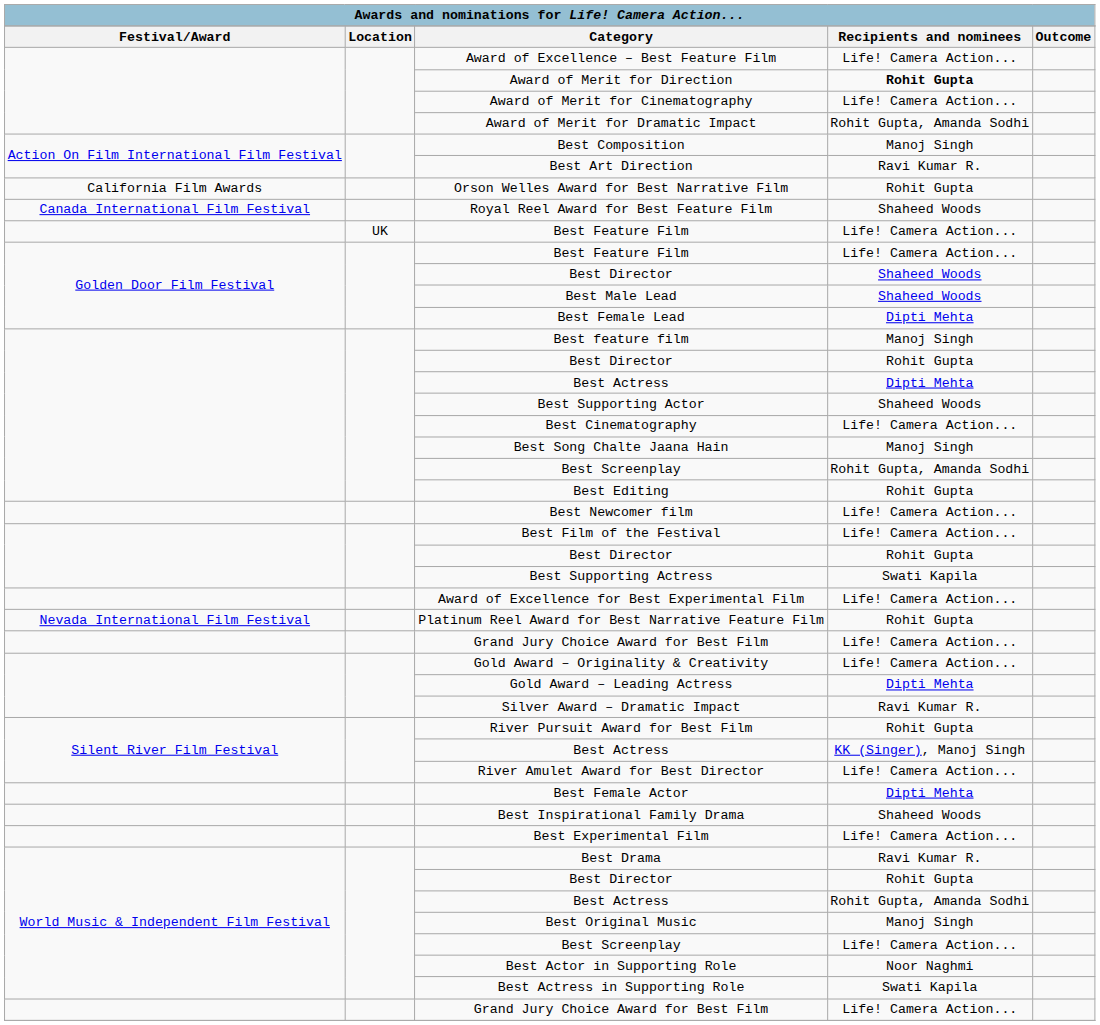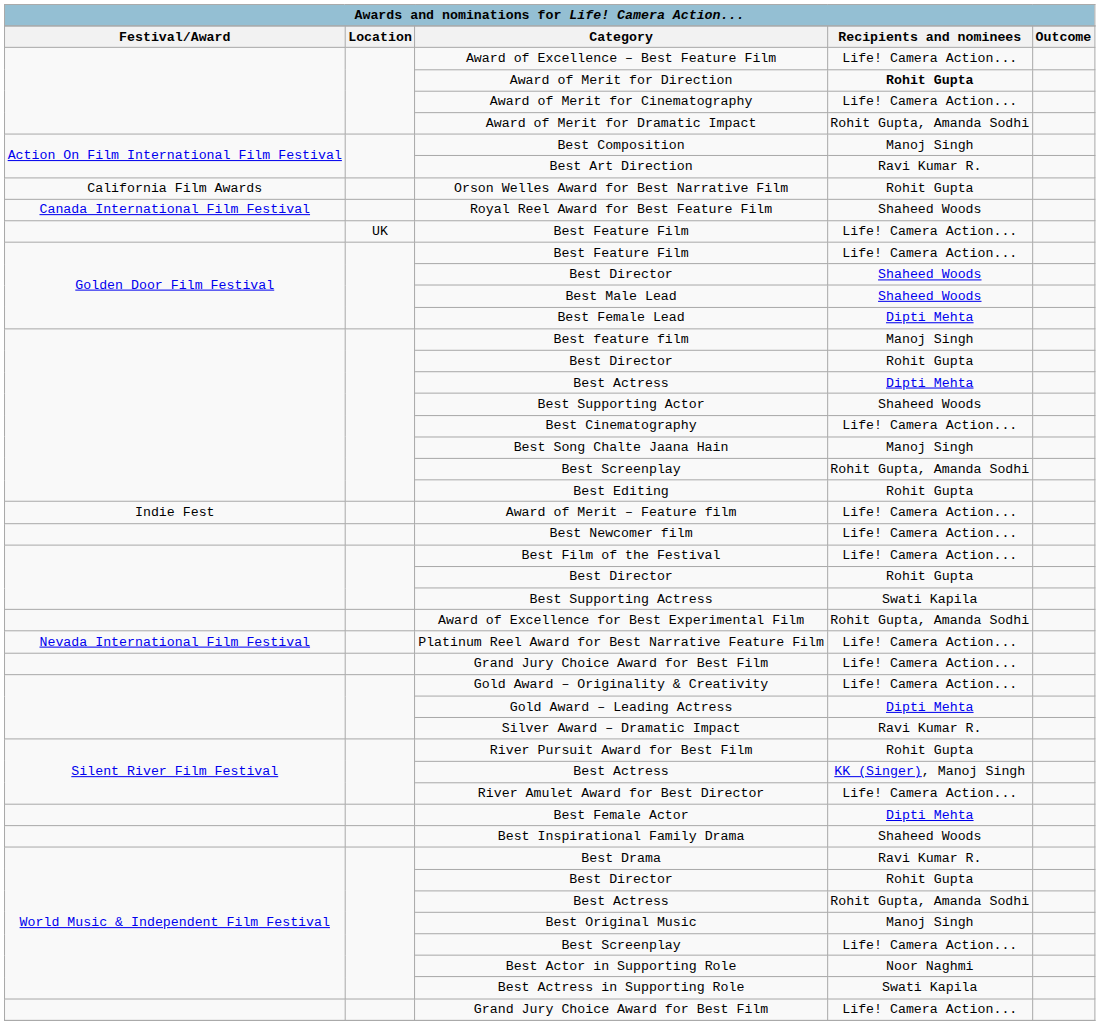+ row: (175, 512)
(930, 599) Life! Camera Action... -> (930, 620) Rohit Gupta, Amanda Sodhi
(930, 620) Rohit Gupta -> (930, 642) Life! Camera Action...
- row: (175, 837)
